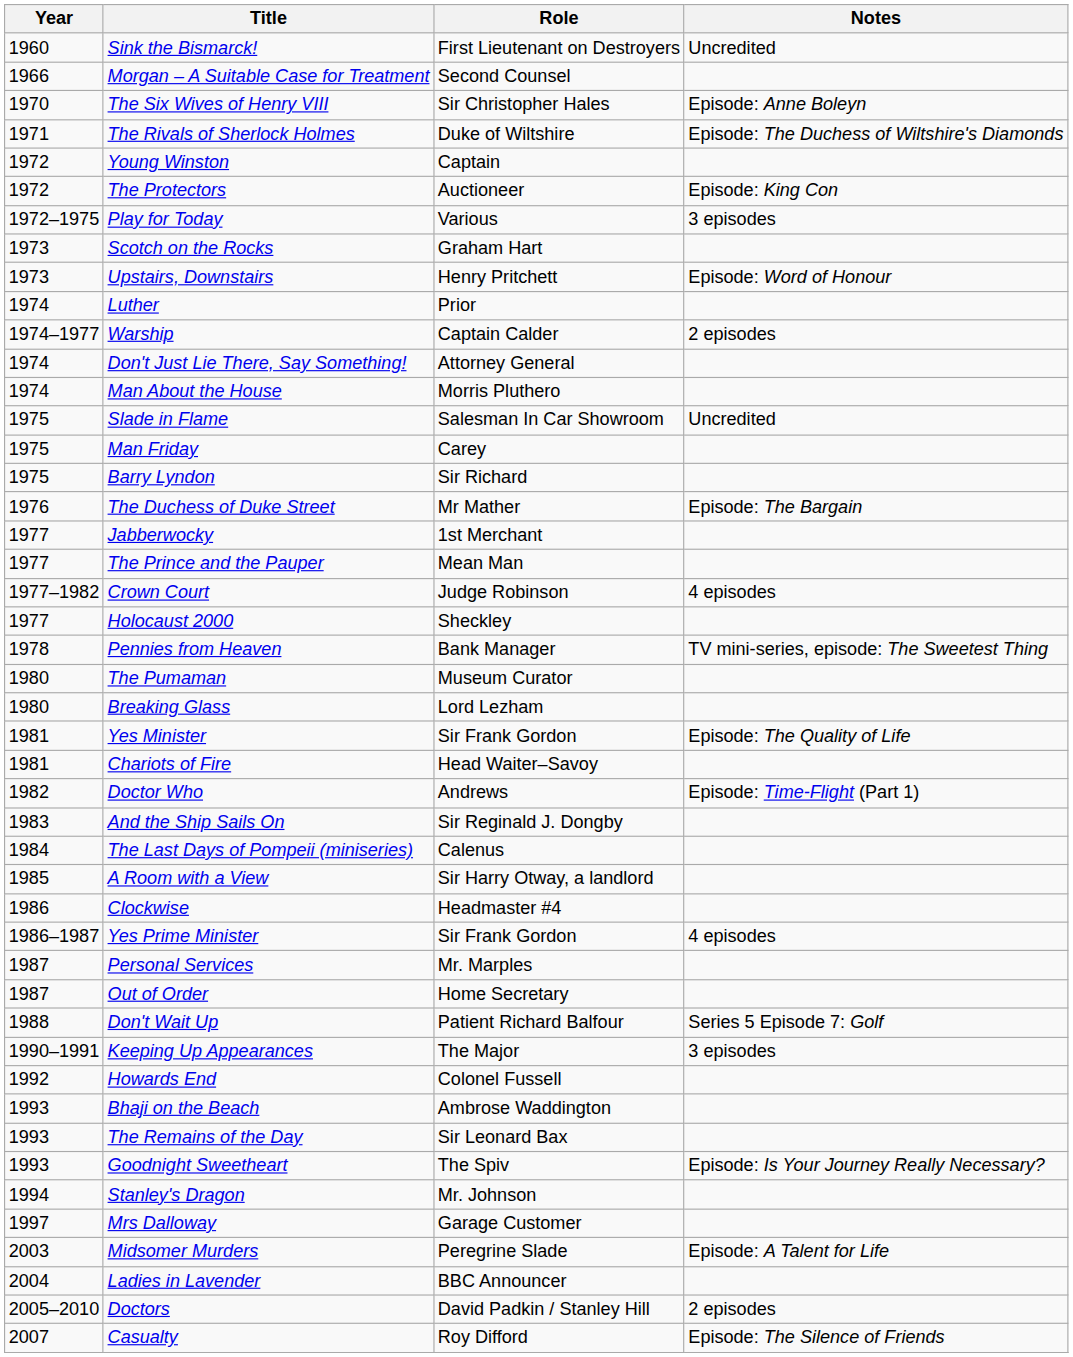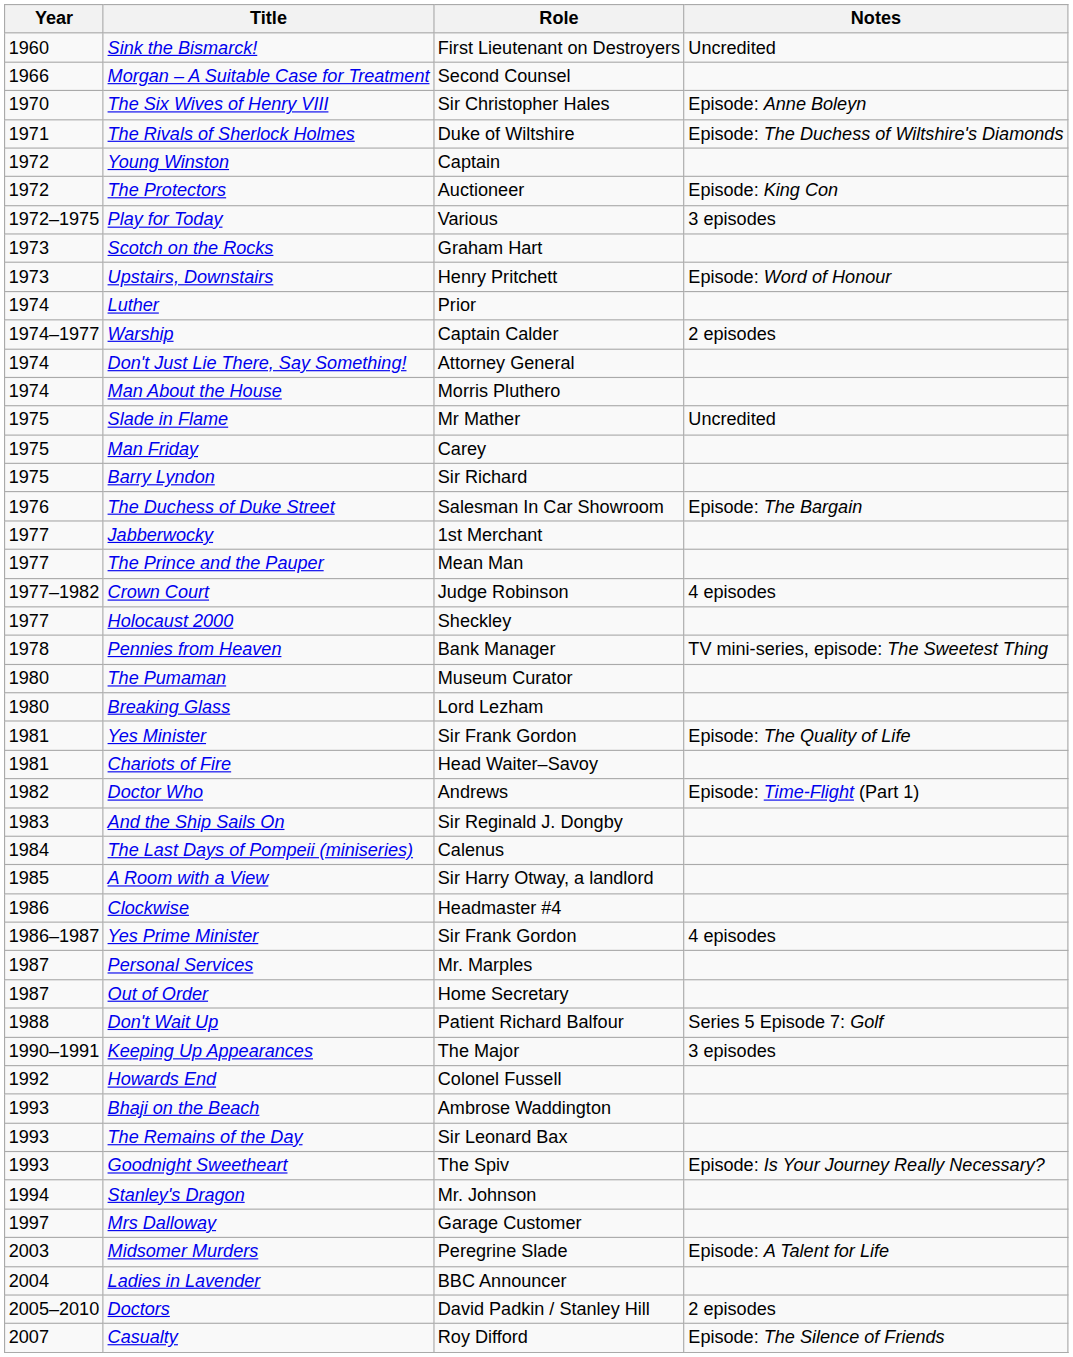(551, 420) Salesman In Car Showroom -> (479, 420) Mr Mather
(479, 506) Mr Mather -> (551, 506) Salesman In Car Showroom
